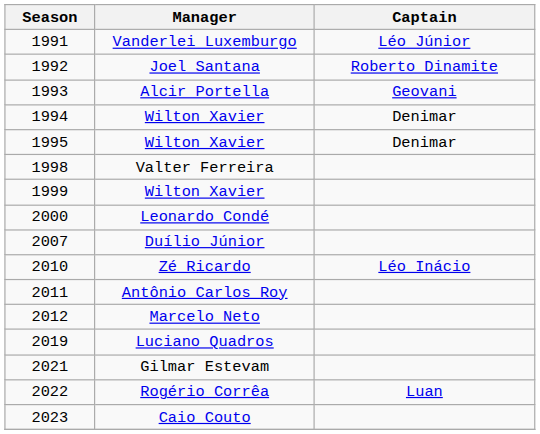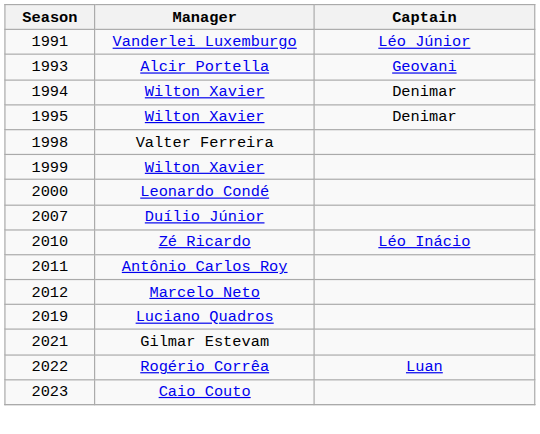- row: (50, 67)
